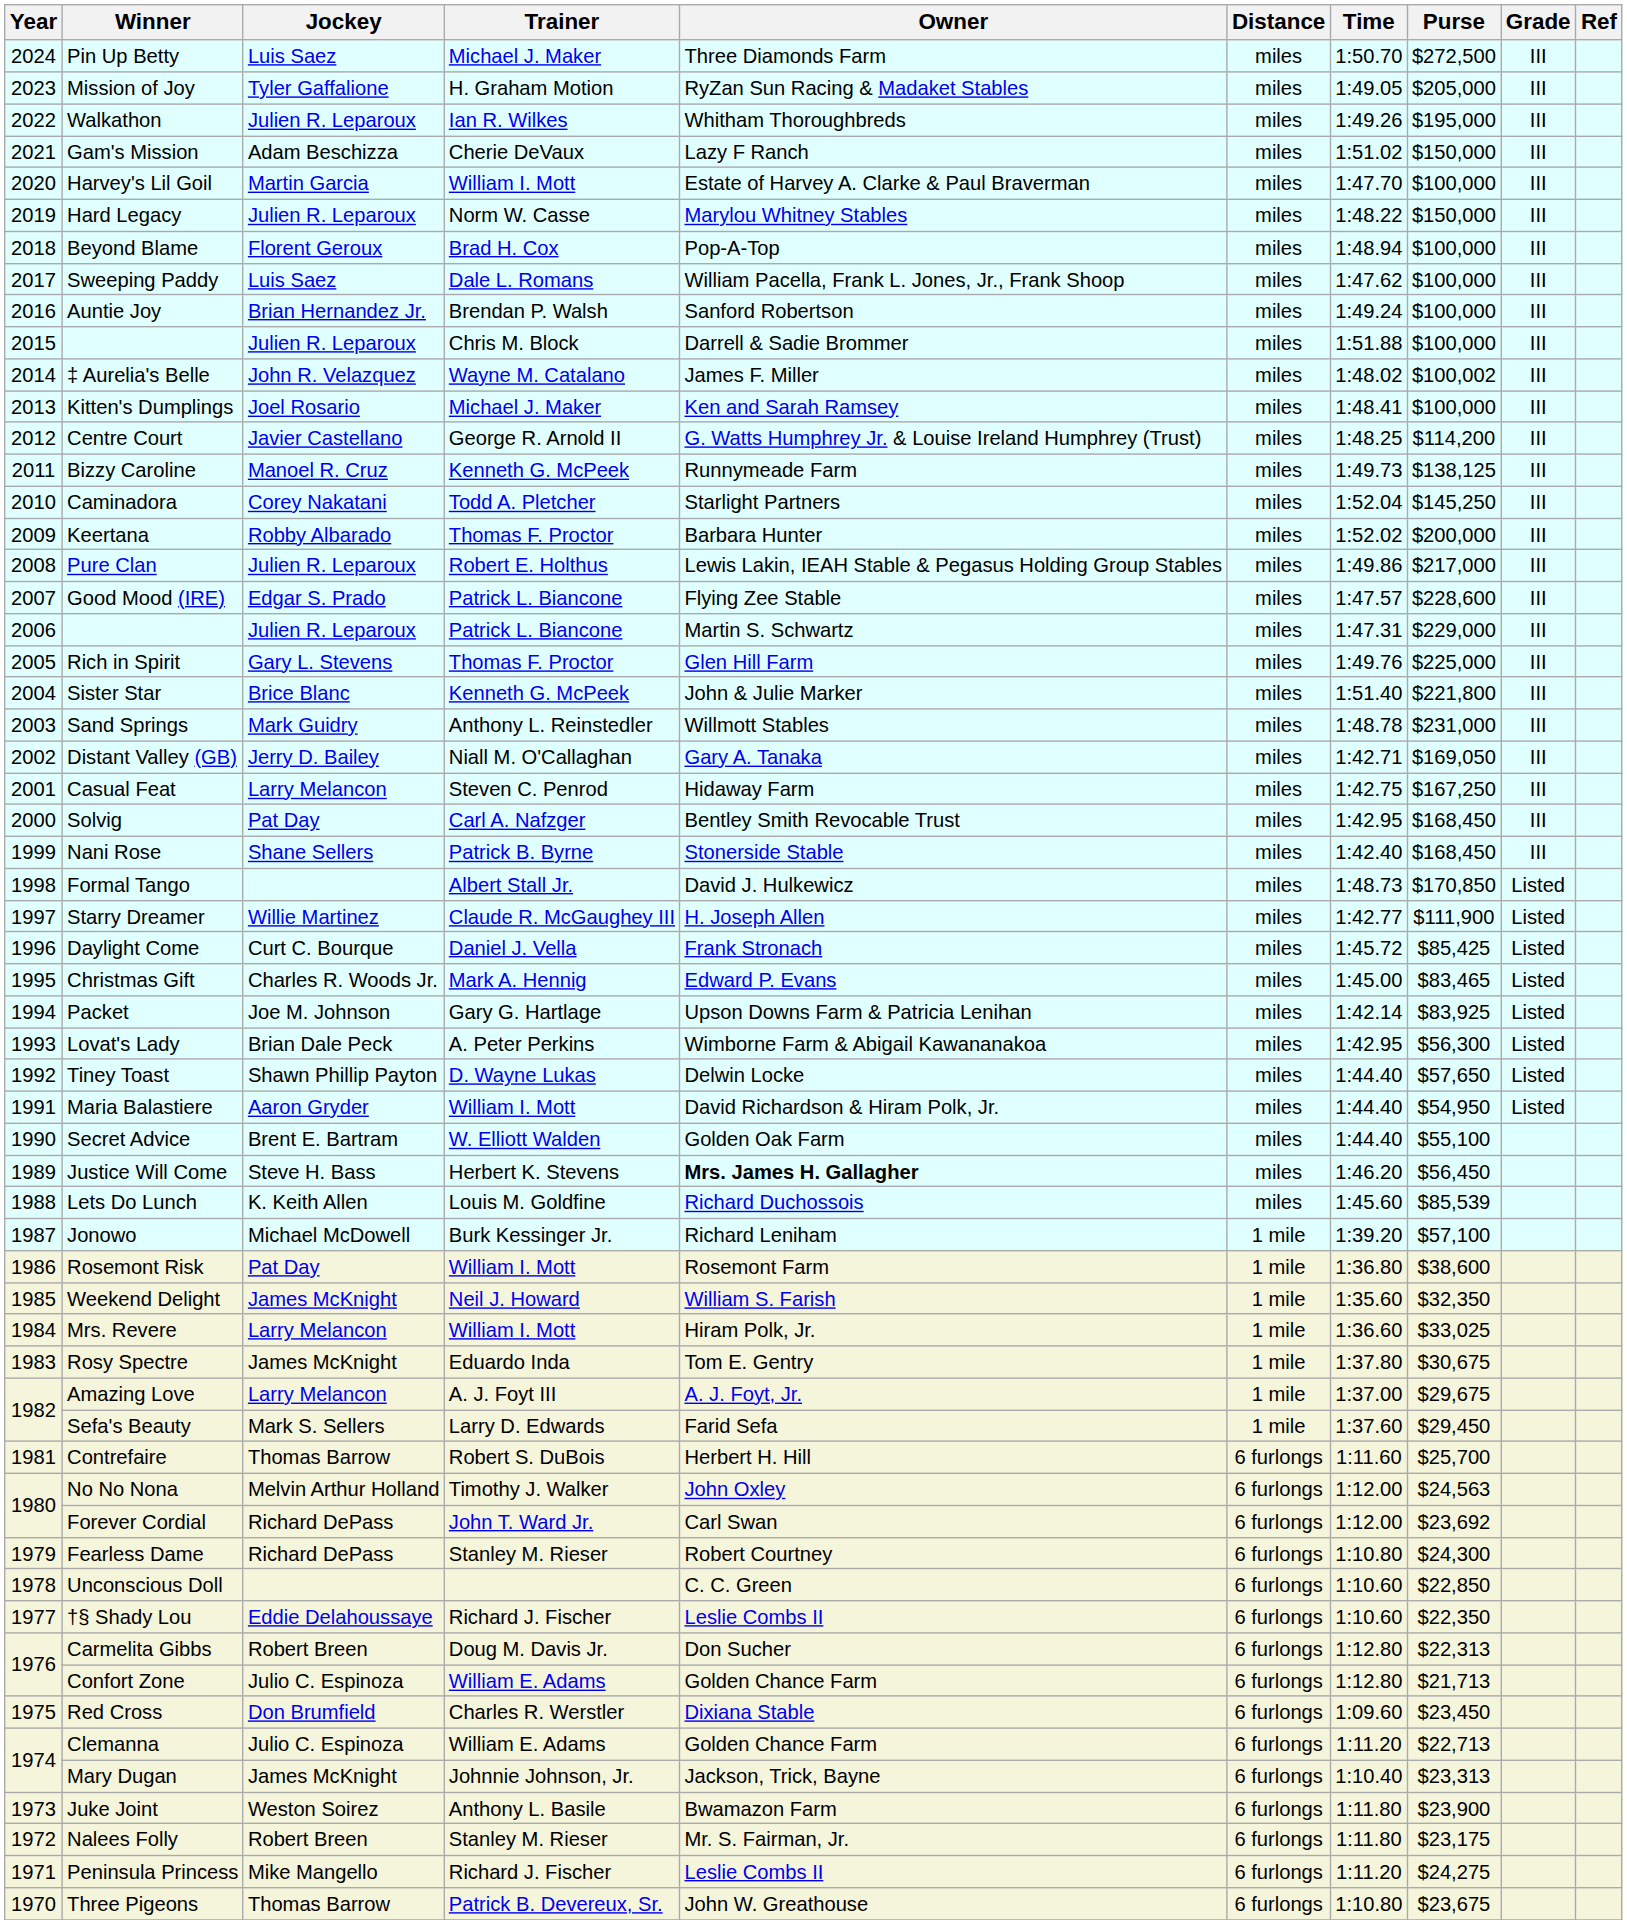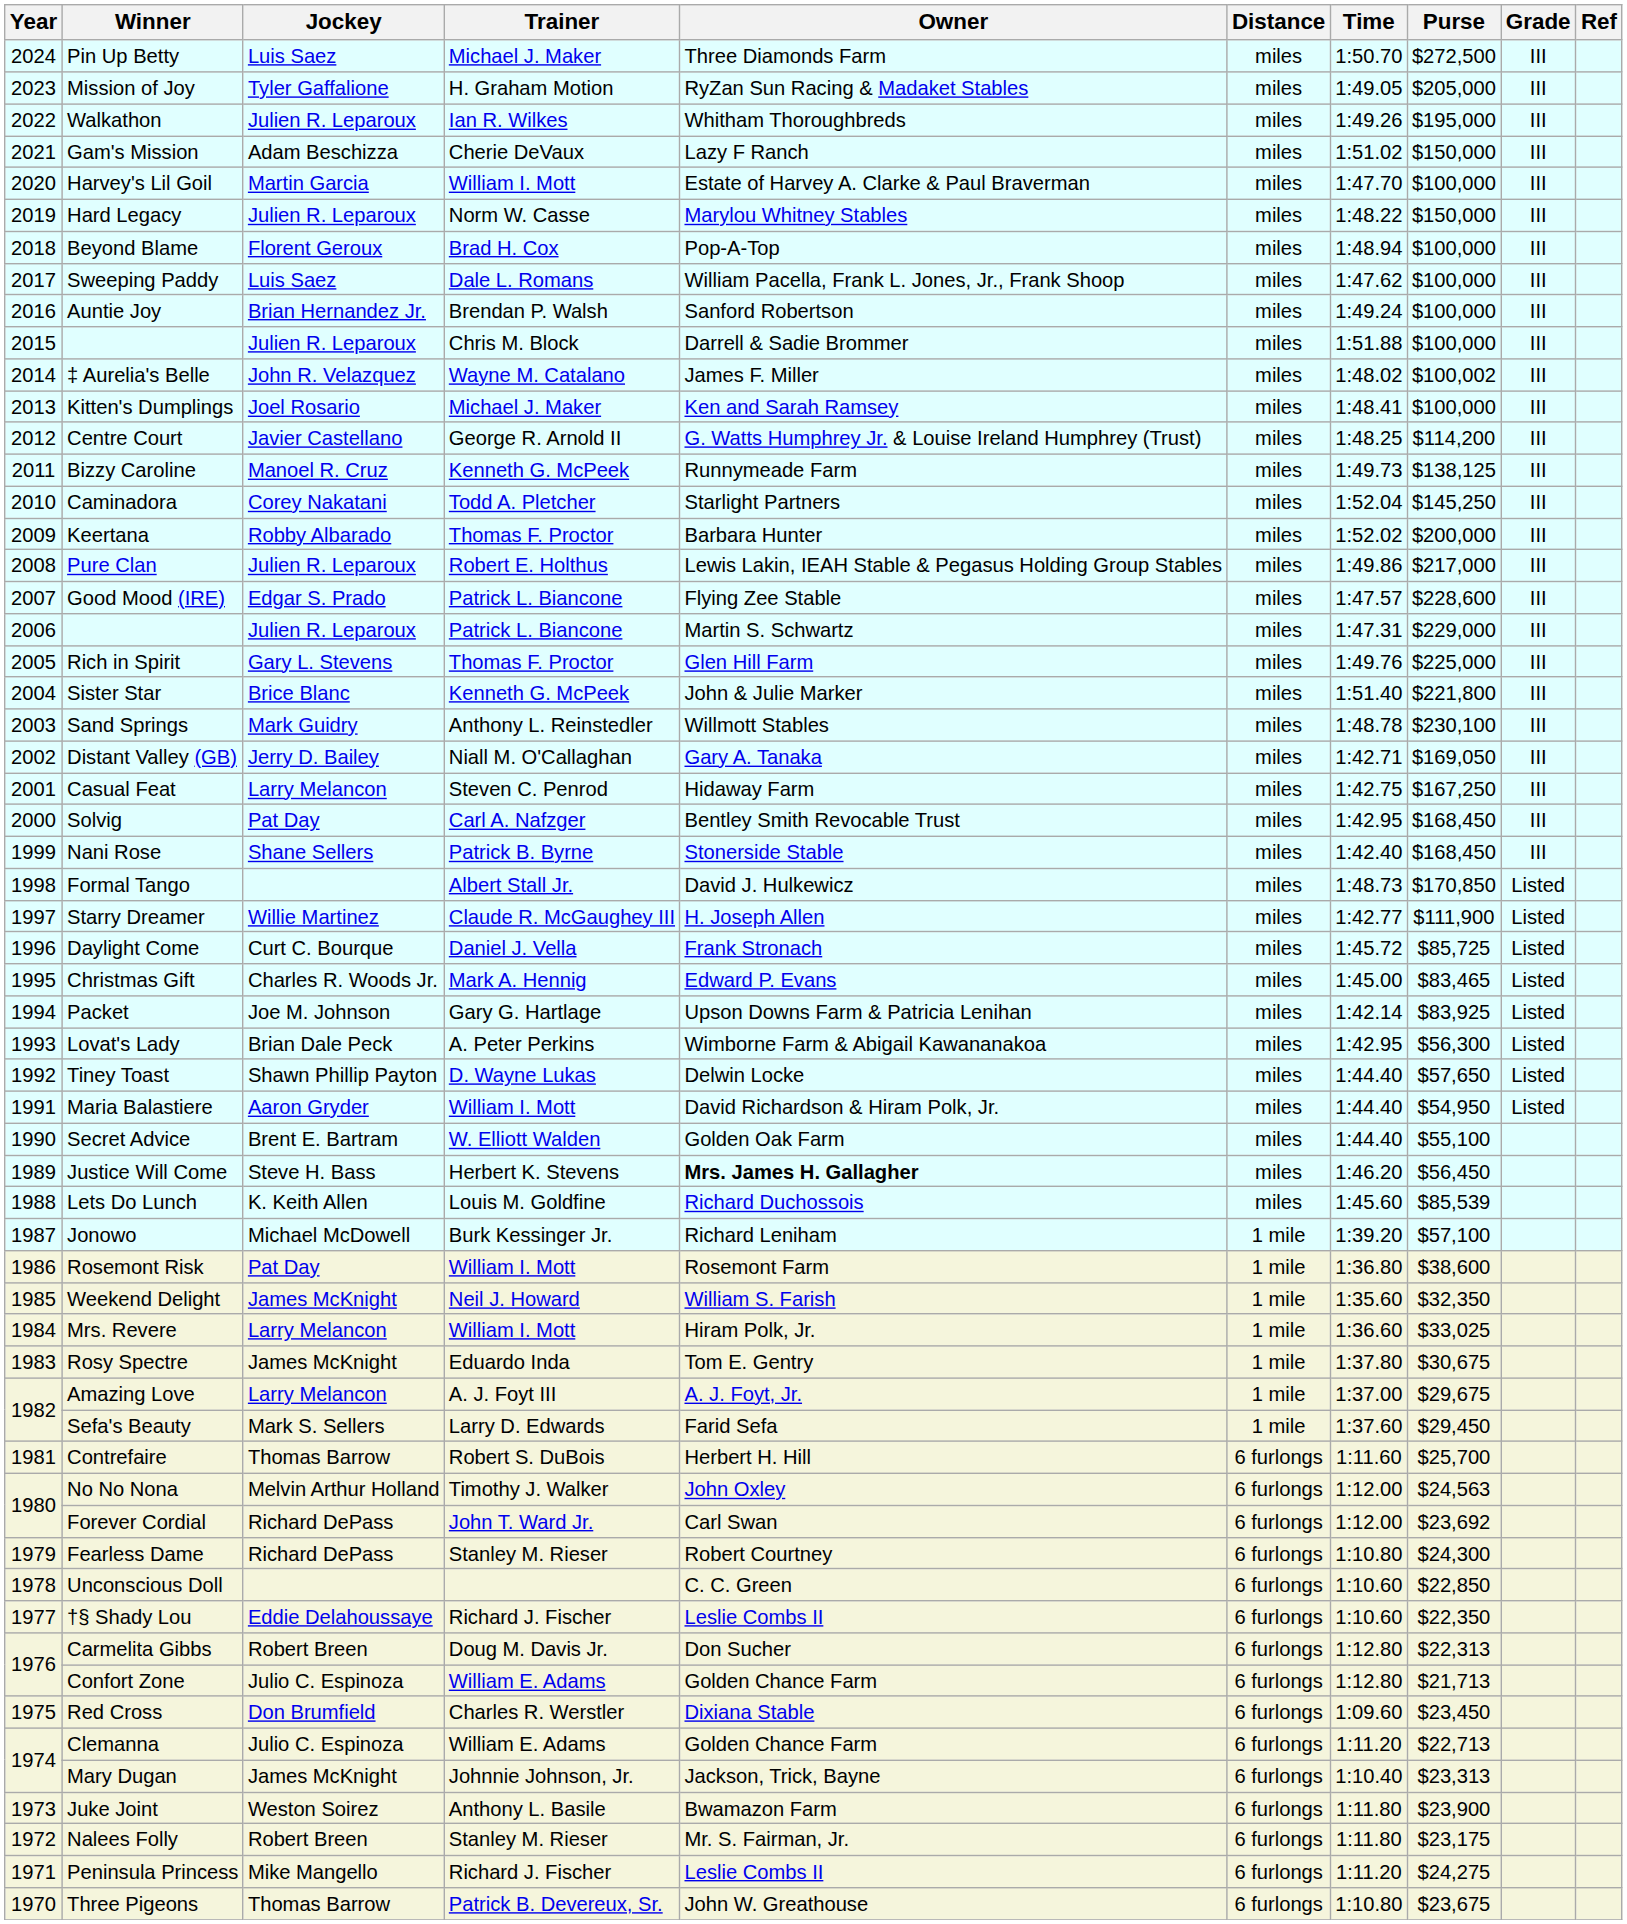(1454, 725) $231,000 -> (1454, 725) $230,100
(1454, 948) $85,425 -> (1454, 948) $85,725
